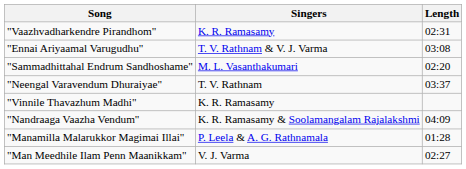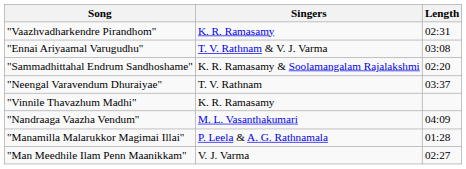(248, 66) M. L. Vasanthakumari -> (309, 66) K. R. Ramasamy & Soolamangalam Rajalakshmi
(309, 119) K. R. Ramasamy & Soolamangalam Rajalakshmi -> (248, 119) M. L. Vasanthakumari
